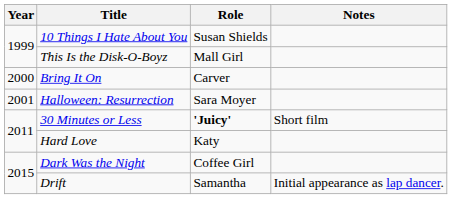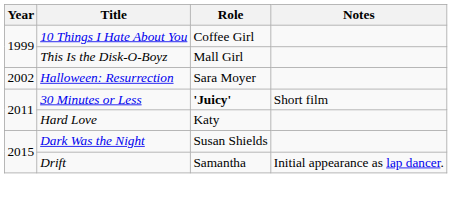(231, 36) Susan Shields -> (224, 36) Coffee Girl
- row: (71, 78)
(21, 99) 2001 -> (21, 78) 2002
(224, 162) Coffee Girl -> (231, 141) Susan Shields
